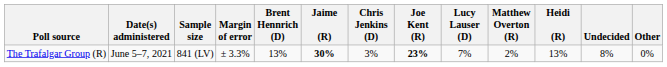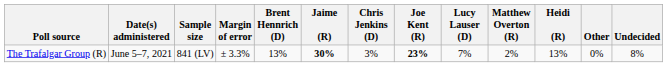columns swapped: (647, 37) <-> (607, 37)
